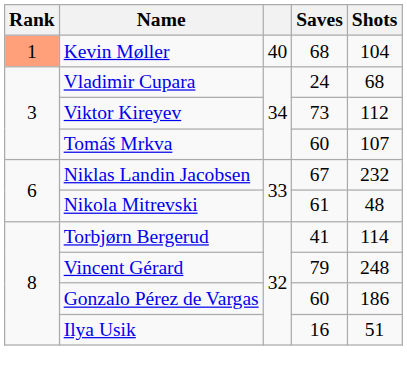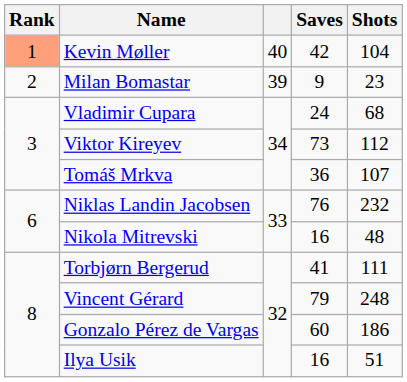(319, 50) 68 -> (319, 50) 42
+ row: (127, 81)
(319, 143) 60 -> (319, 174) 36
(319, 174) 67 -> (319, 205) 76
(319, 205) 61 -> (319, 236) 16
(375, 236) 114 -> (375, 267) 111
